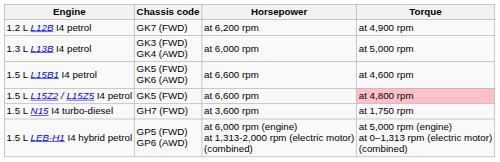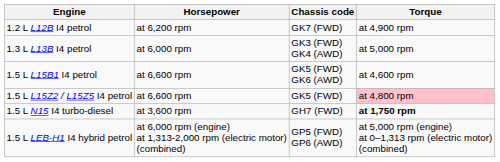columns swapped: (168, 12) <-> (279, 12)
(386, 111) normal -> (387, 111) bold
